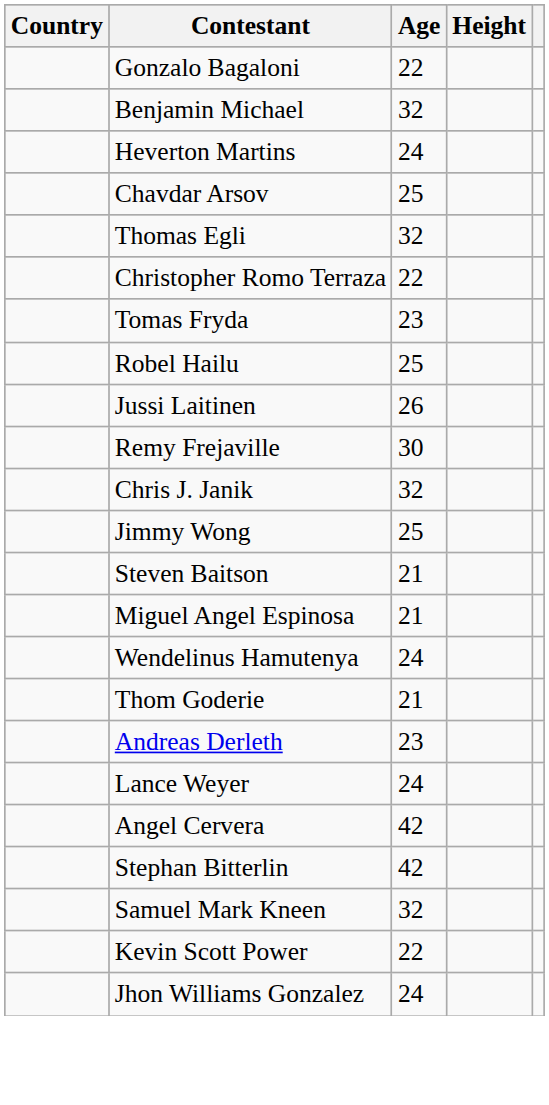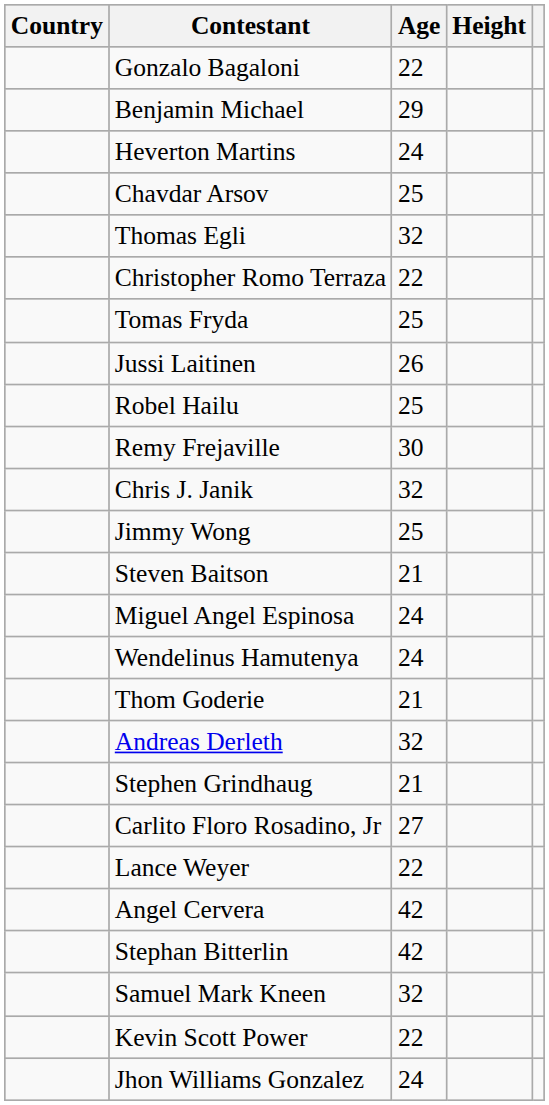(411, 109) 32 -> (411, 109) 29
(411, 320) 23 -> (411, 320) 25
rows swapped: (177, 362) <-> (185, 404)
(411, 615) 21 -> (411, 615) 24
(411, 741) 23 -> (411, 741) 32
+ row: (214, 783)
+ row: (248, 825)
(411, 783) 24 -> (411, 867) 22
